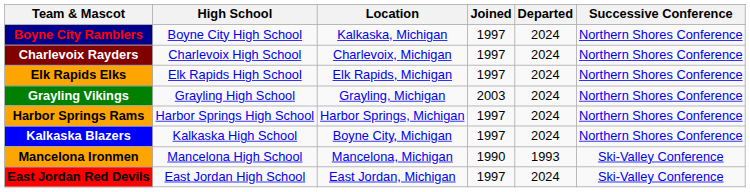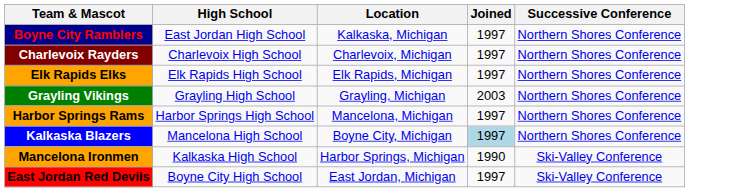- column: (545, 14)
(235, 34) Boyne City High School -> (235, 34) East Jordan High School
(392, 116) Harbor Springs, Michigan -> (392, 116) Mancelona, Michigan
(235, 136) Kalkaska High School -> (235, 136) Mancelona High School
(491, 136) no background -> (491, 136) lightblue background
(235, 156) Mancelona High School -> (235, 156) Kalkaska High School
(392, 156) Mancelona, Michigan -> (392, 156) Harbor Springs, Michigan
(235, 177) East Jordan High School -> (235, 177) Boyne City High School
